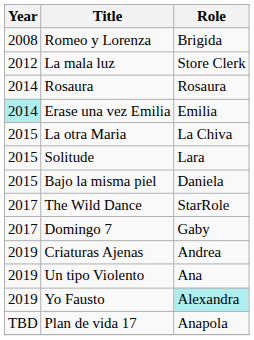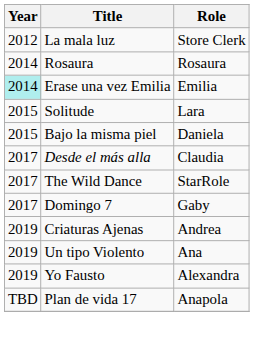- row: (98, 39)
- row: (85, 134)
+ row: (98, 157)
(208, 299) paleturquoise background -> (208, 275) no background
